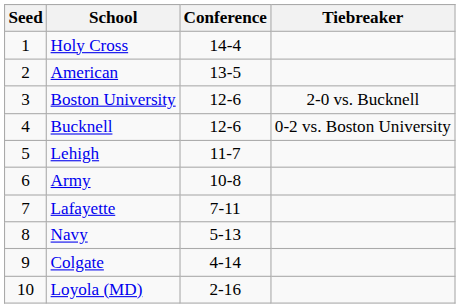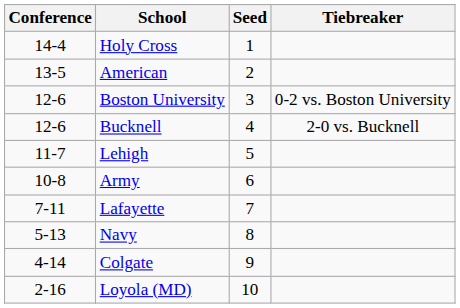columns swapped: (26, 18) <-> (225, 18)
(363, 99) 2-0 vs. Bucknell -> (363, 99) 0-2 vs. Boston University
(363, 126) 0-2 vs. Boston University -> (363, 126) 2-0 vs. Bucknell
